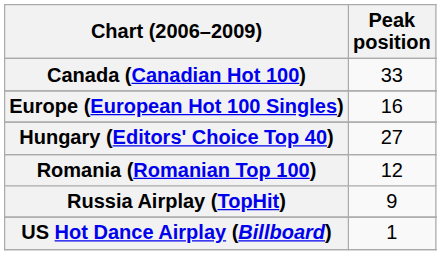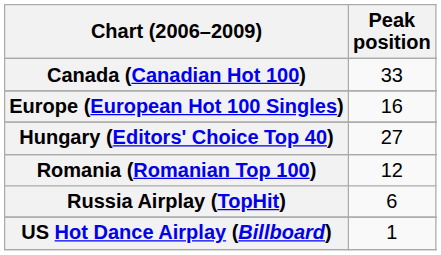(392, 201) 9 -> (392, 201) 6
